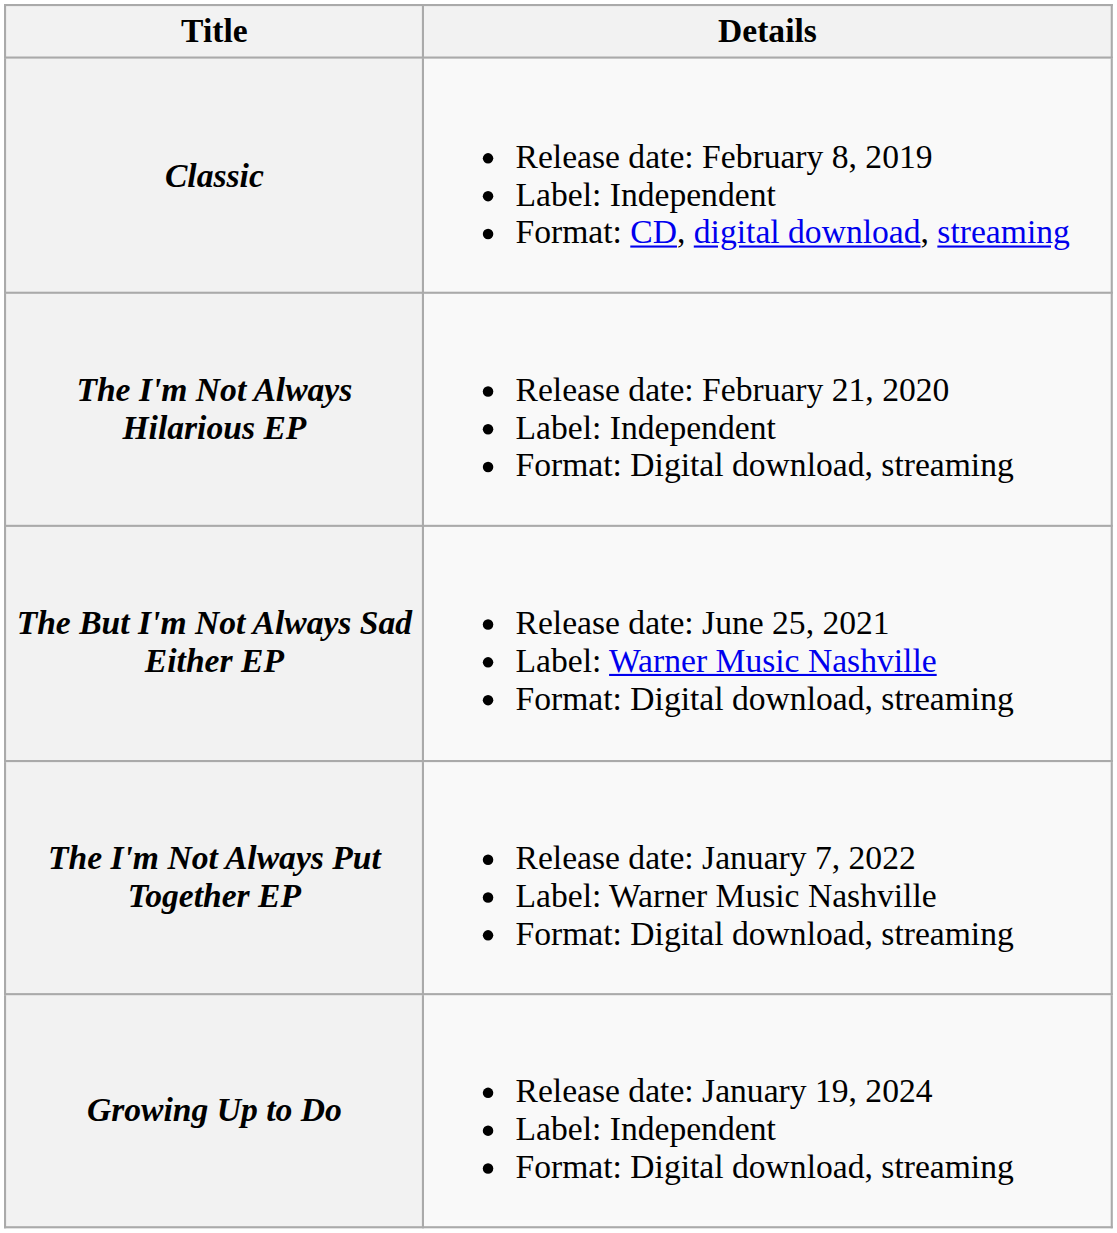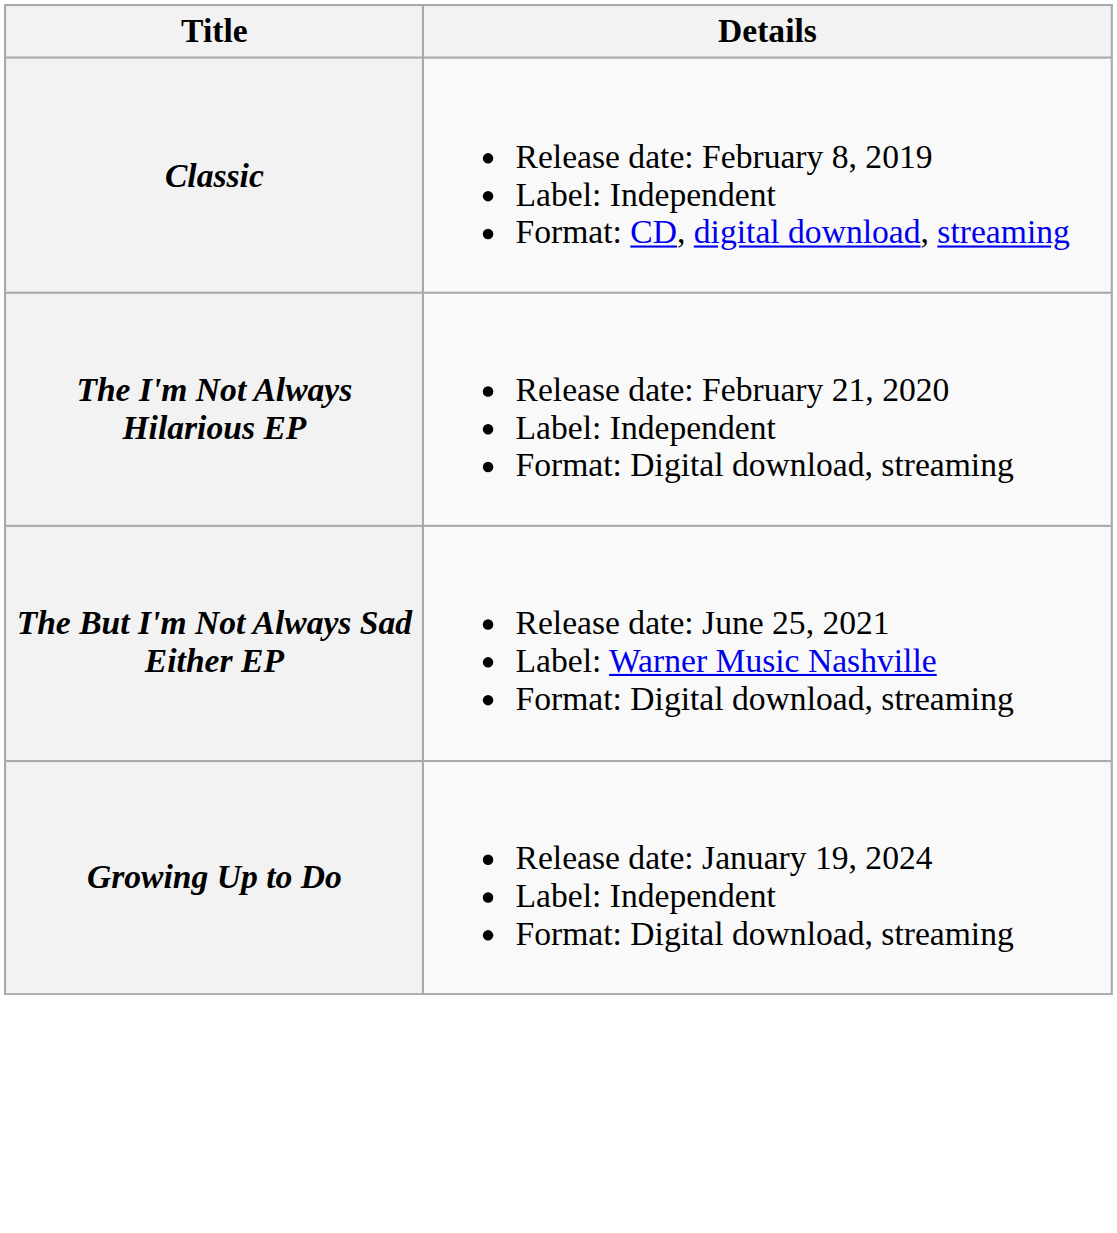- row: (214, 876)
